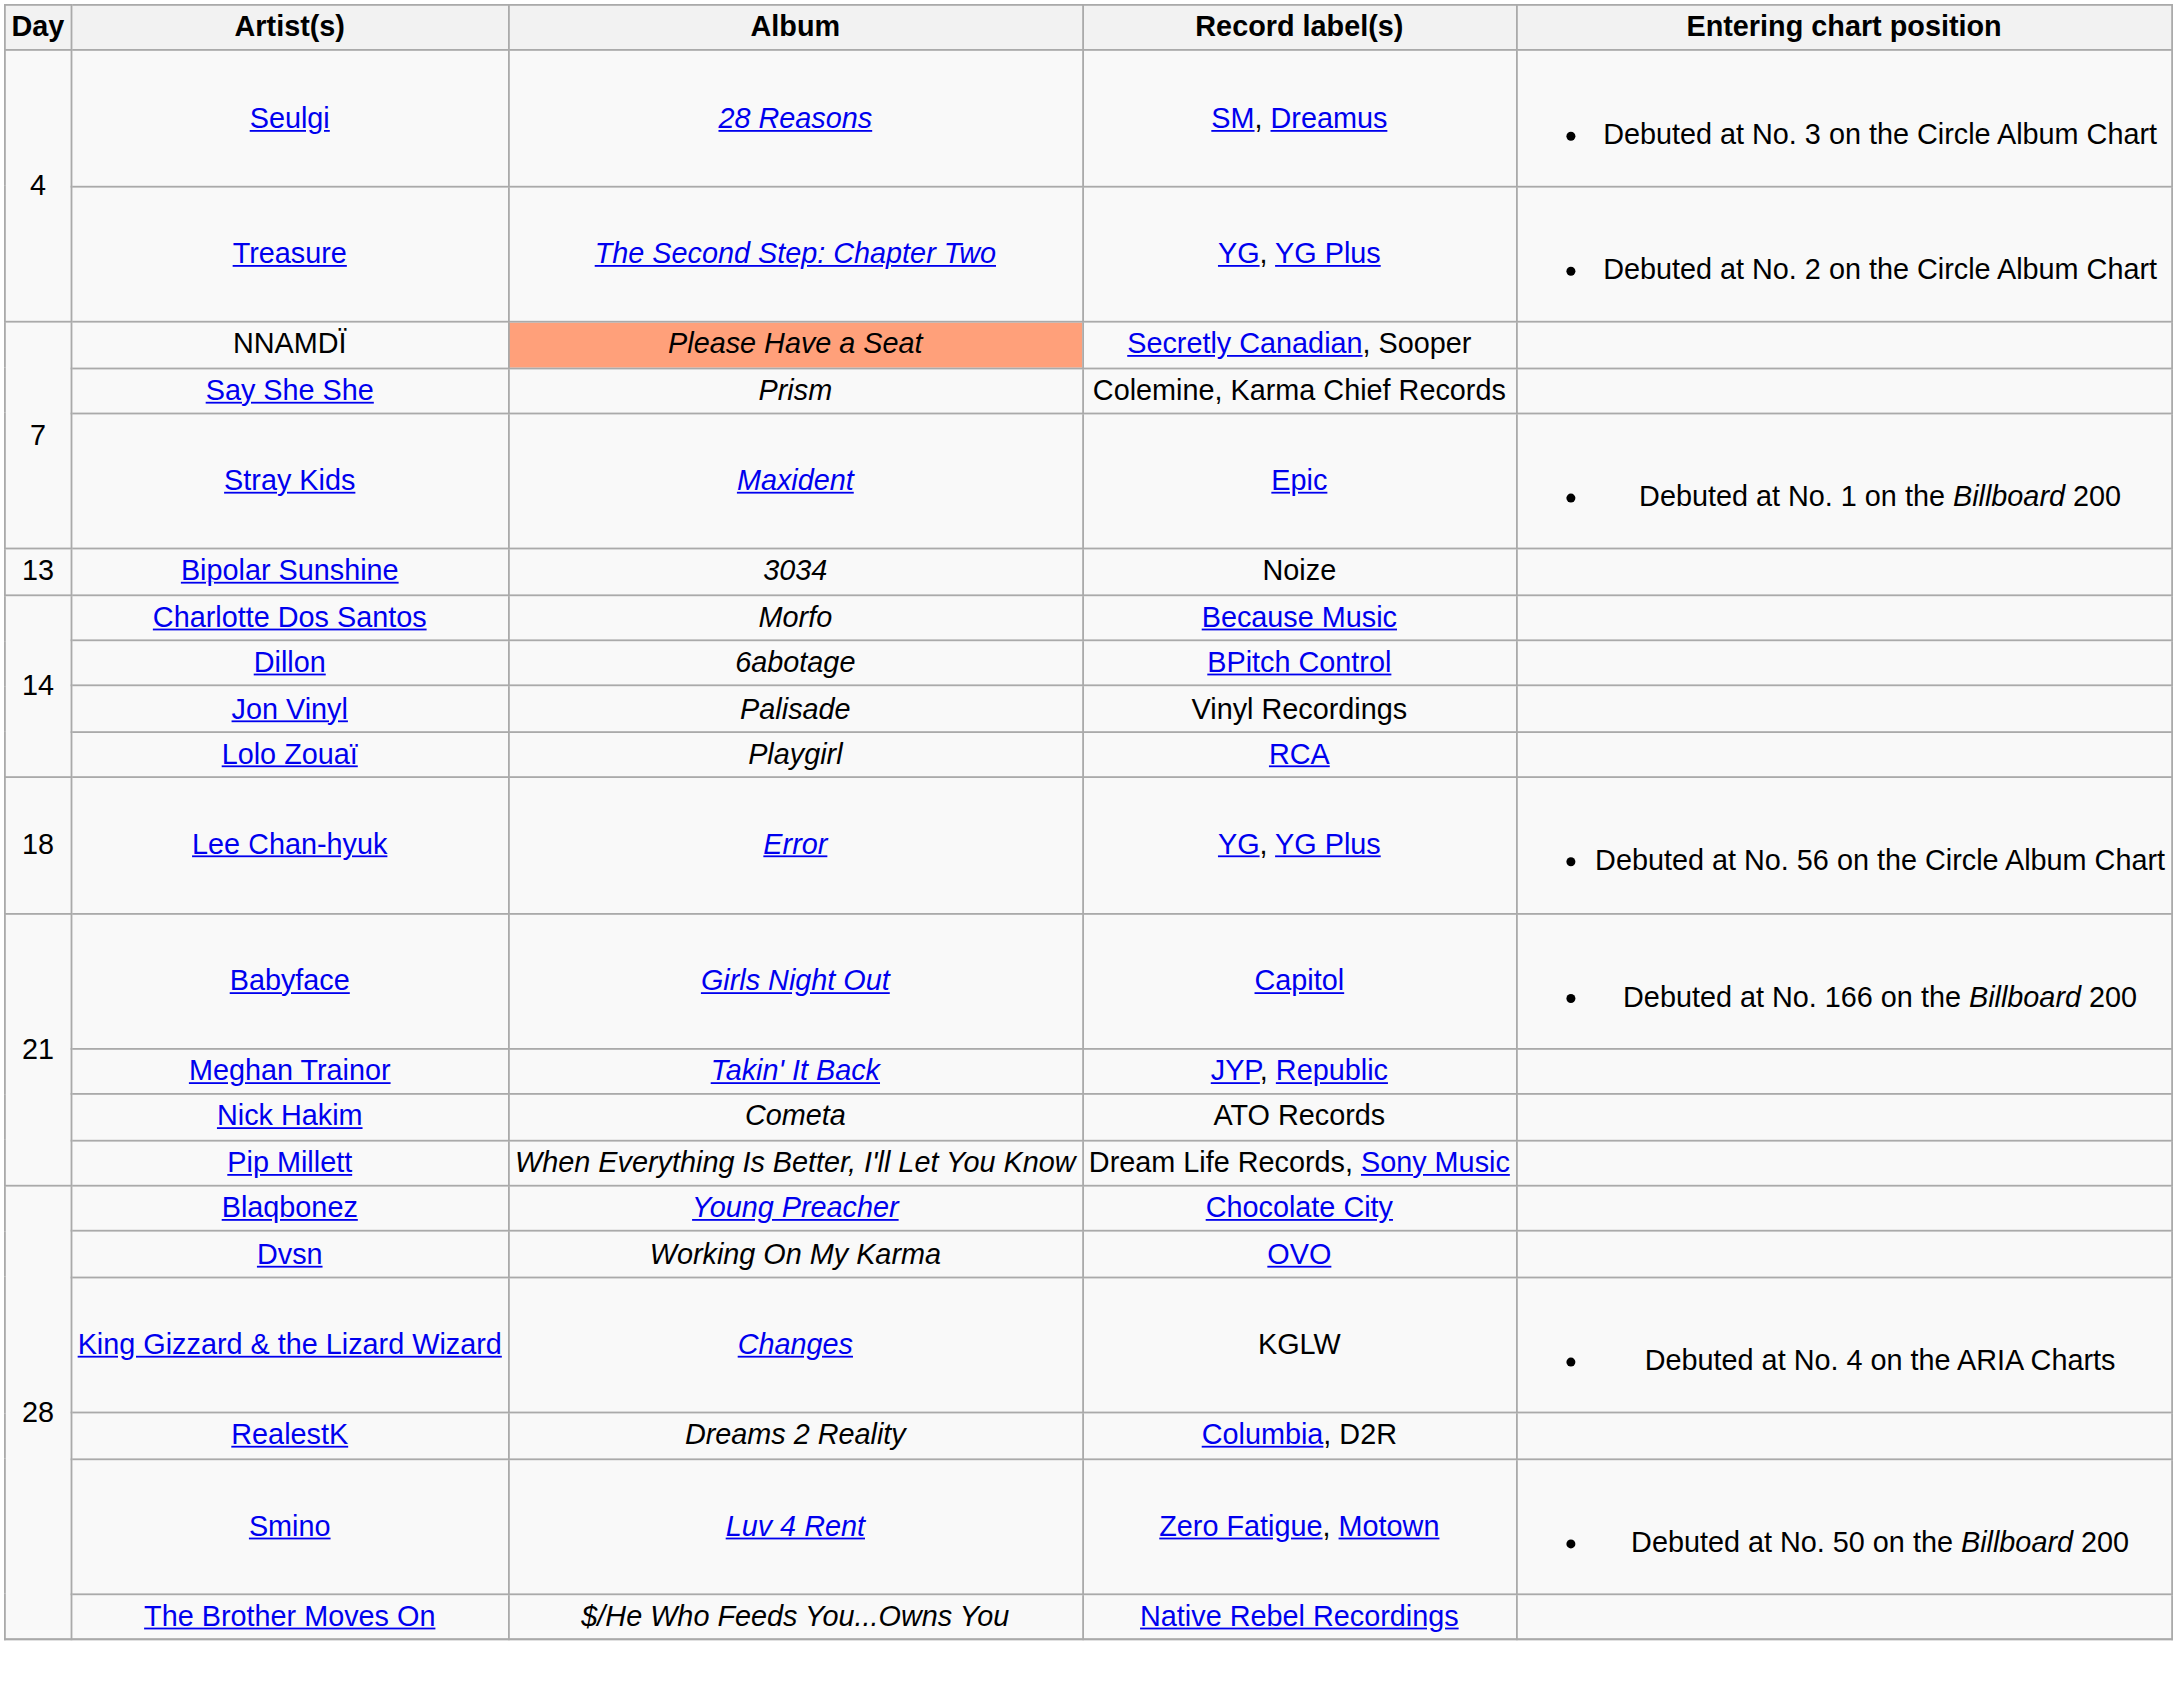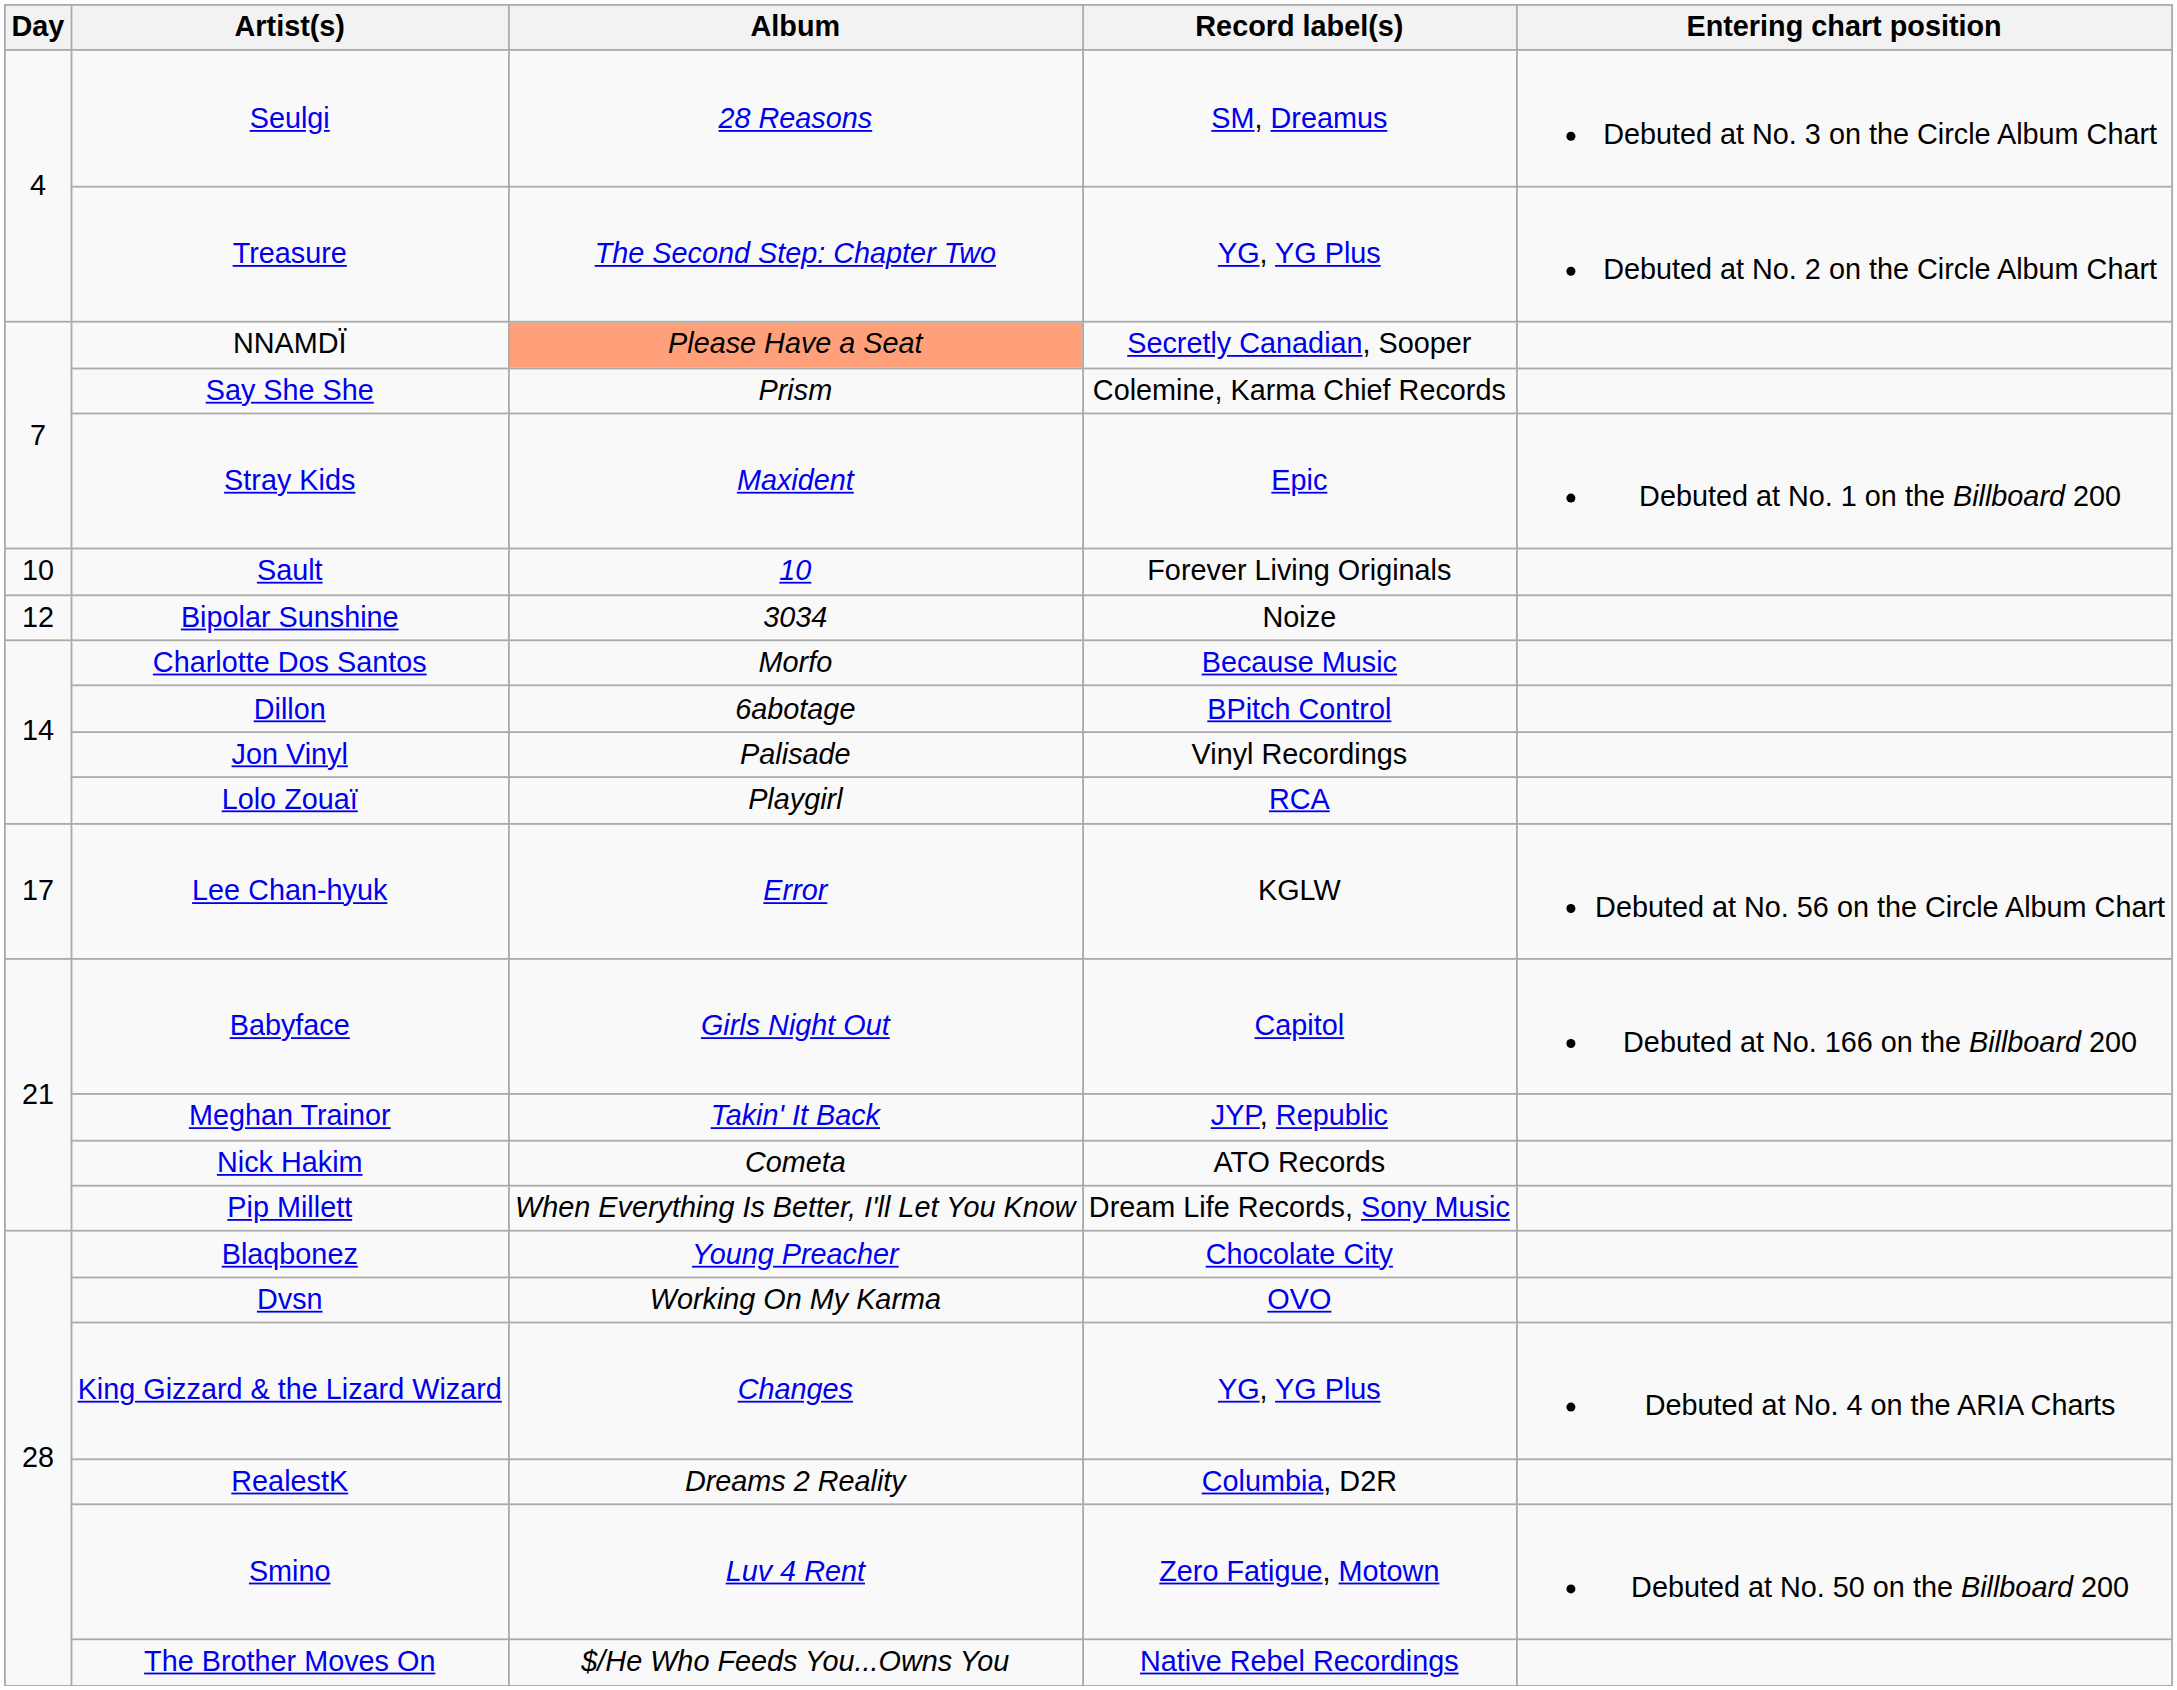+ row: (290, 571)
(38, 571) 13 -> (38, 617) 12
(38, 844) 18 -> (38, 890) 17
(1299, 844) YG, YG Plus -> (1299, 890) KGLW
(1299, 1344) KGLW -> (1299, 1390) YG, YG Plus
